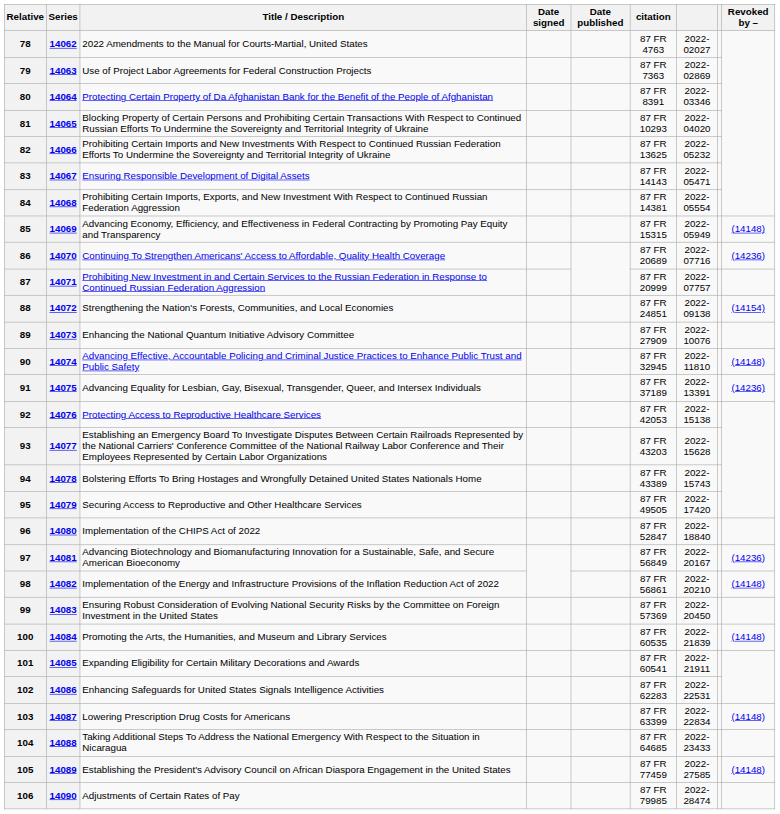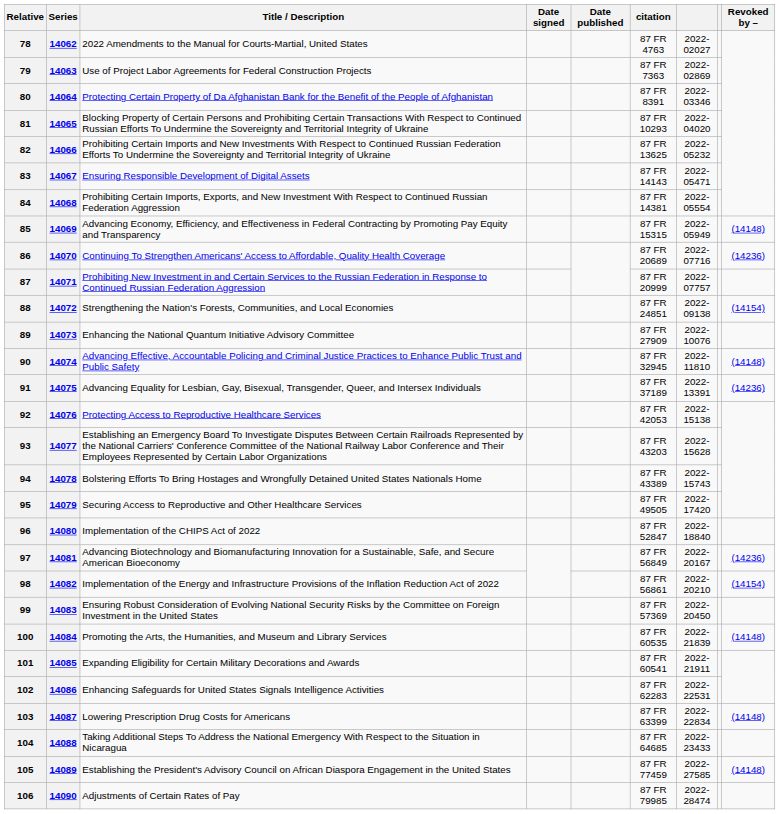(748, 584) (14148) -> (748, 584) (14154)
